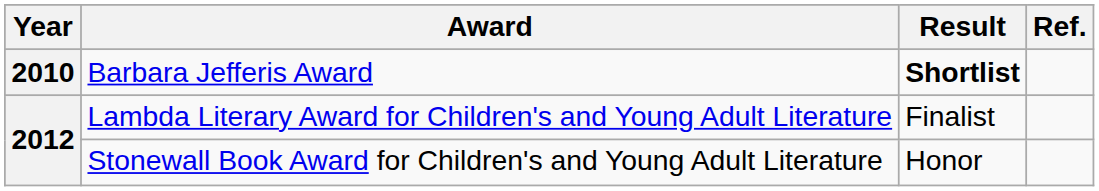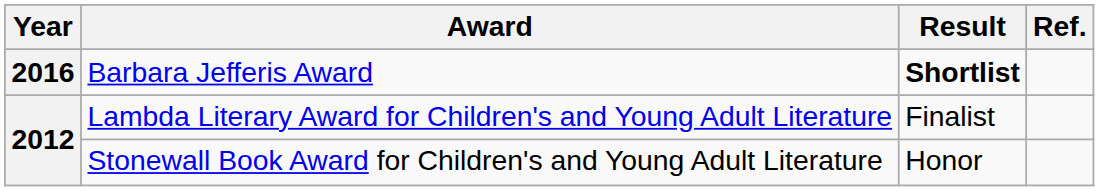(43, 71) 2010 -> (43, 71) 2016
